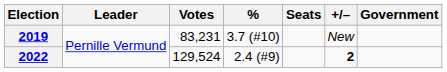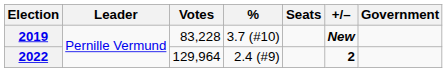(200, 36) 83,231 -> (200, 36) 83,228
(341, 36) normal -> (341, 36) bold
(197, 57) 129,524 -> (197, 57) 129,964
